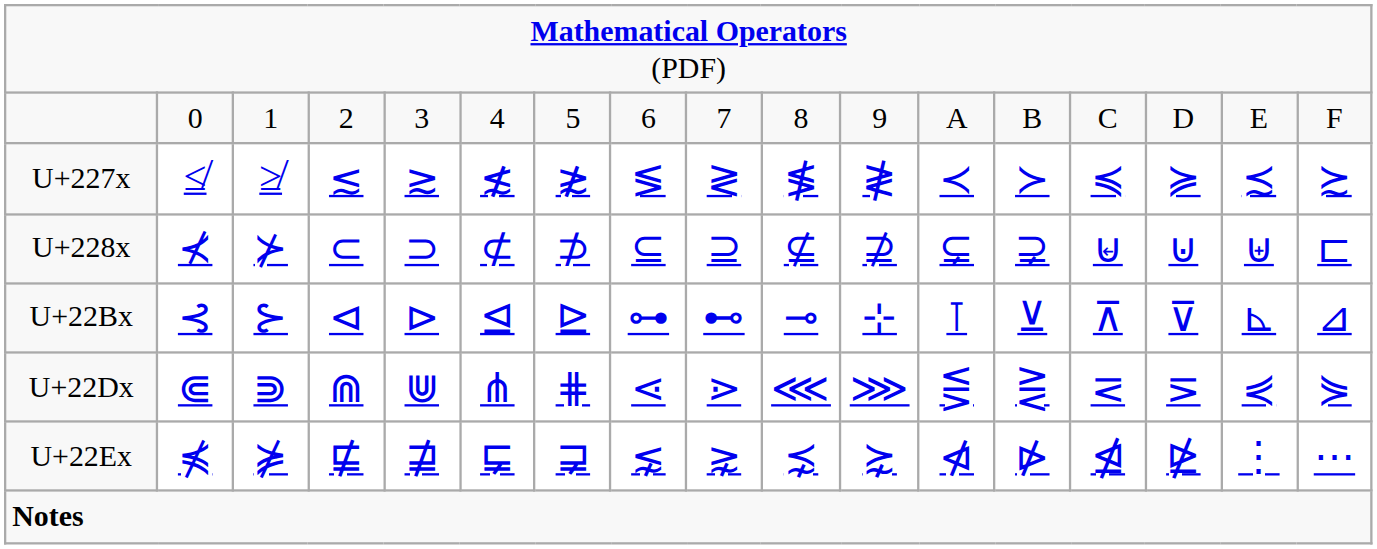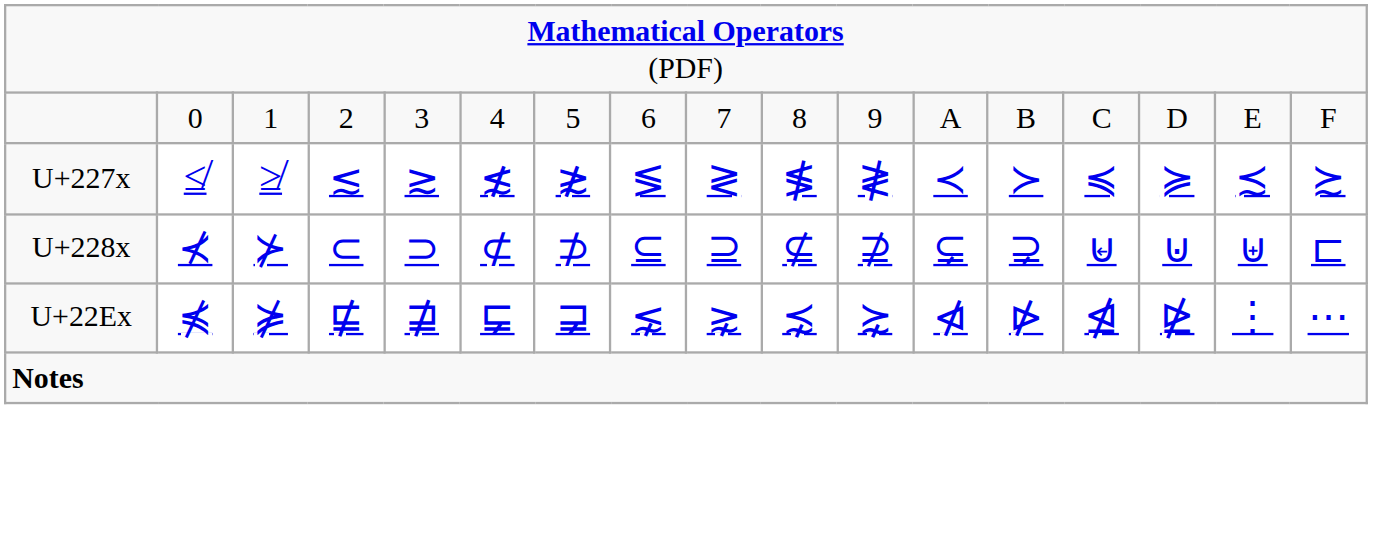- row: (81, 316)
- row: (81, 386)
